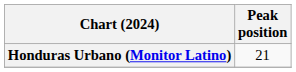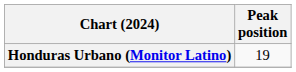(263, 55) 21 -> (263, 55) 19
